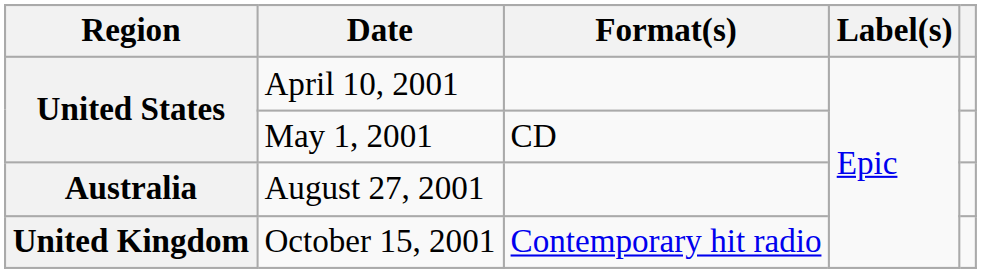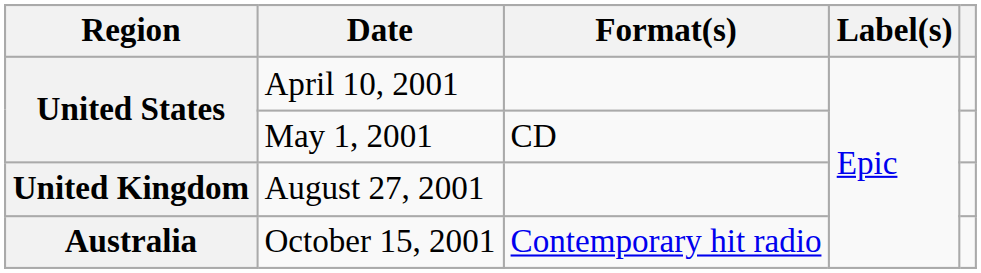(131, 188) Australia -> (131, 188) United Kingdom
(131, 240) United Kingdom -> (131, 240) Australia
